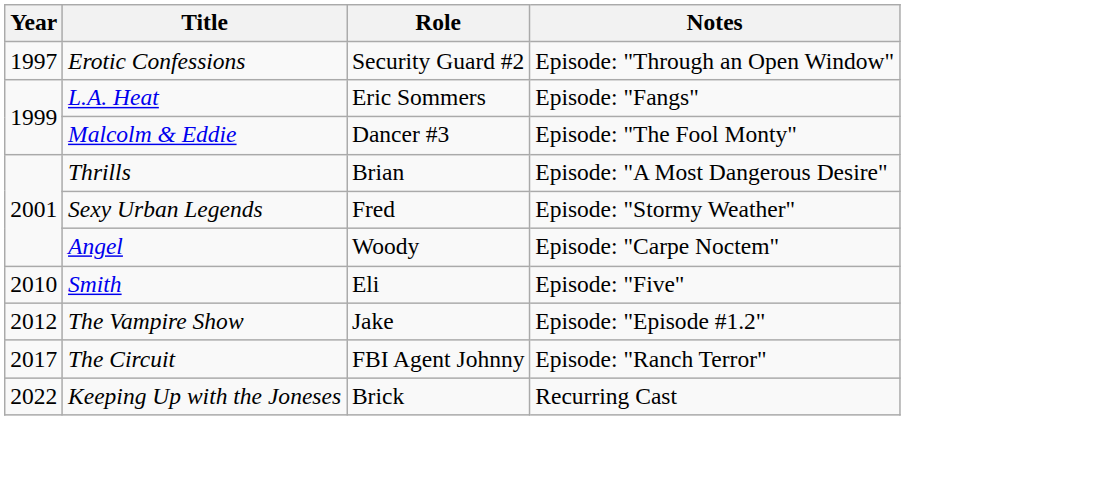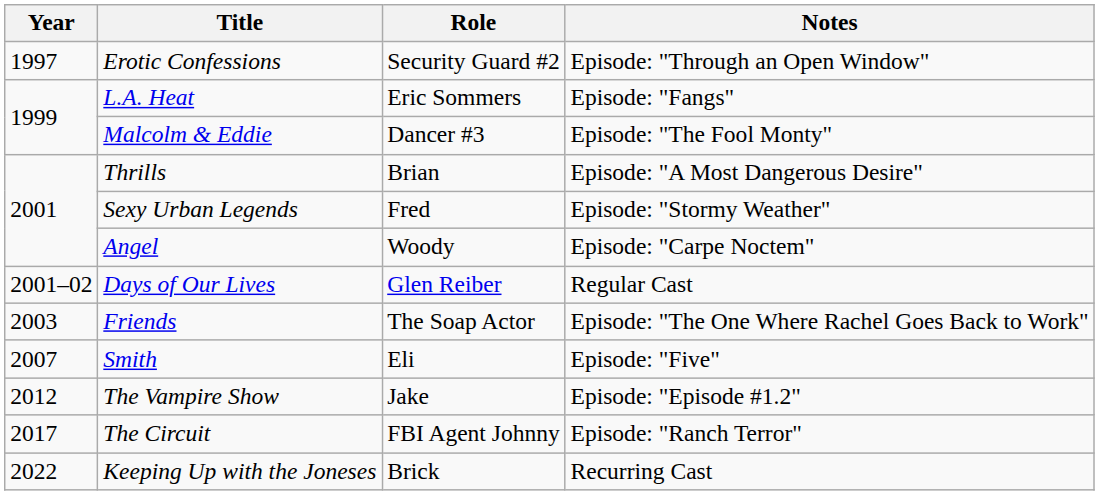+ row: (189, 284)
+ row: (140, 321)
(34, 284) 2010 -> (34, 358) 2007
